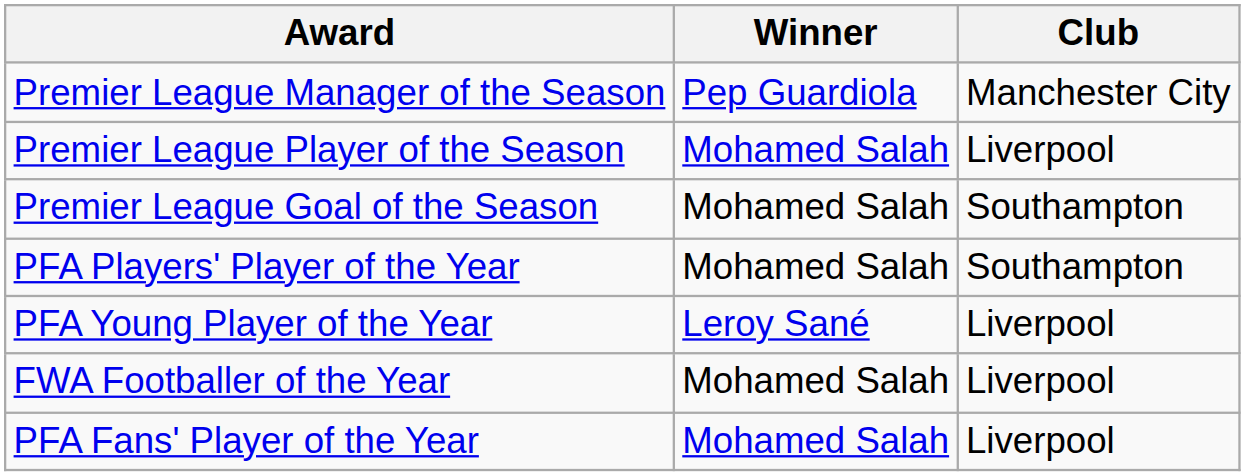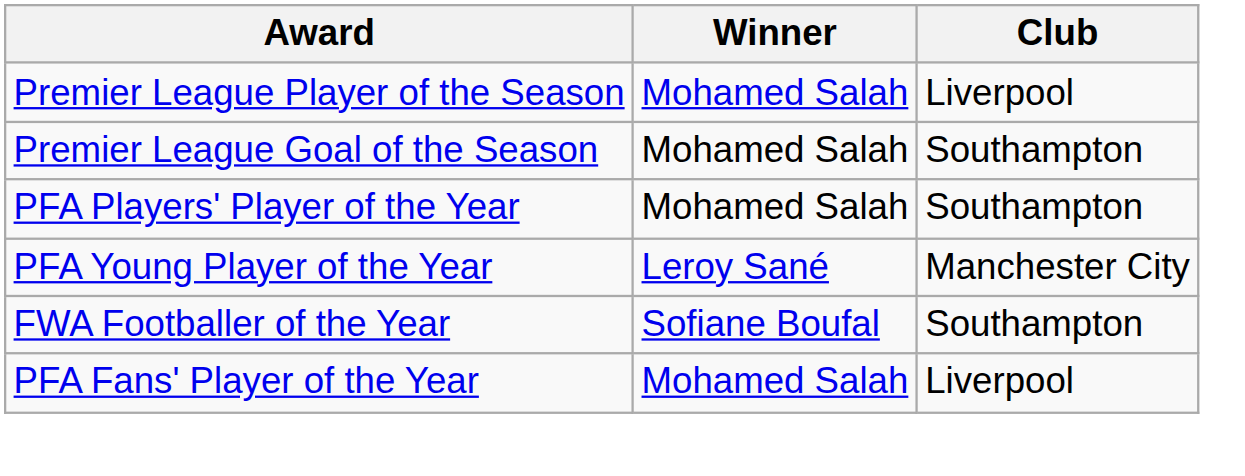- row: (339, 91)
(1040, 324) Liverpool -> (1058, 265) Manchester City
(816, 382) Mohamed Salah -> (761, 324) Sofiane Boufal
(1040, 382) Liverpool -> (1034, 324) Southampton
